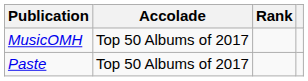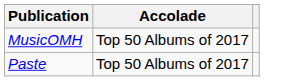- column: (274, 16)
